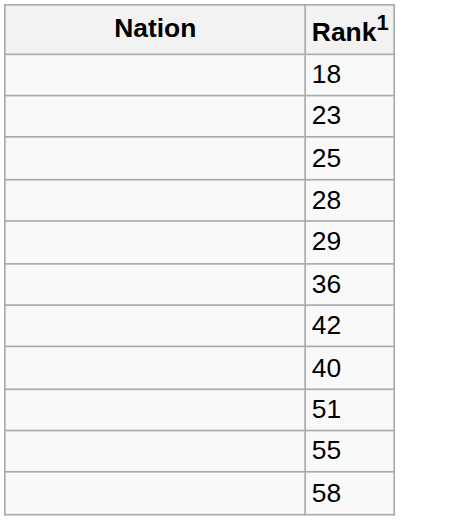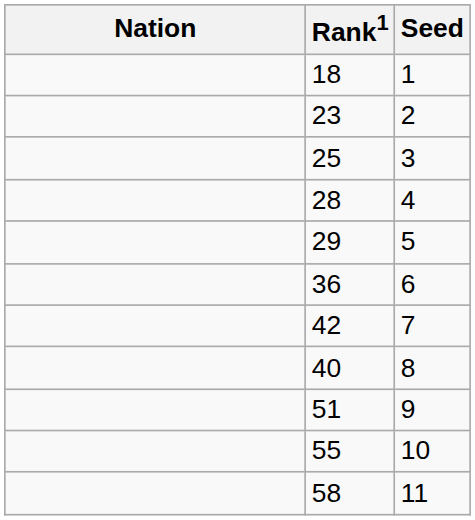+ column: (432, 28)
